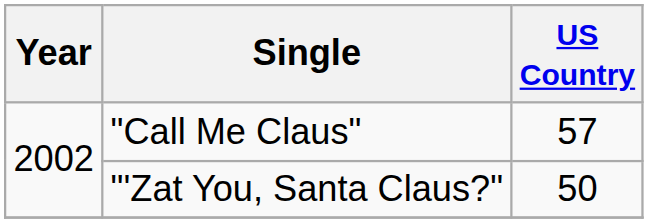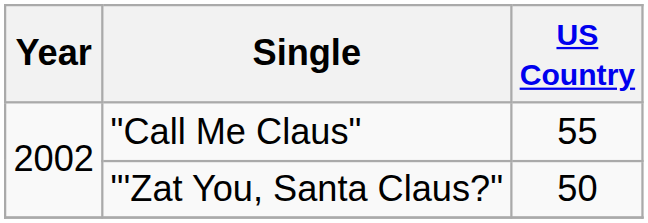(577, 131) 57 -> (577, 131) 55
